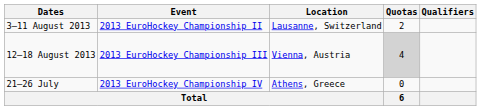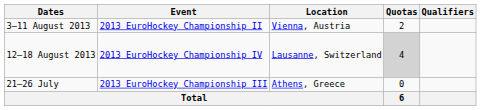(327, 26) Lausanne, Switzerland -> (311, 26) Vienna, Austria
(184, 55) 2013 EuroHockey Championship III -> (181, 55) 2013 EuroHockey Championship IV
(311, 55) Vienna, Austria -> (327, 55) Lausanne, Switzerland
(181, 84) 2013 EuroHockey Championship IV -> (184, 84) 2013 EuroHockey Championship III
